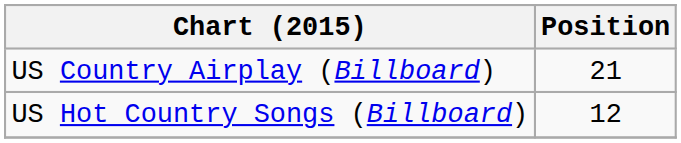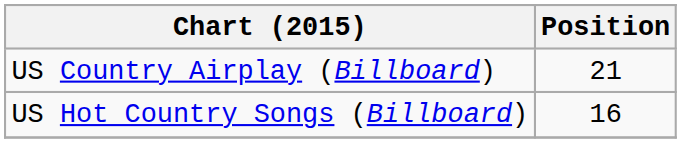(606, 115) 12 -> (606, 115) 16
